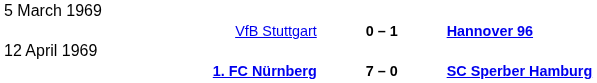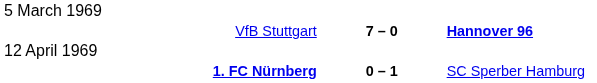(382, 31) 0 – 1 -> (382, 31) 7 – 0
(382, 71) 7 – 0 -> (382, 71) 0 – 1
(519, 71) bold -> (516, 71) normal
